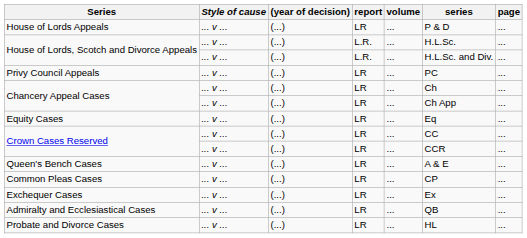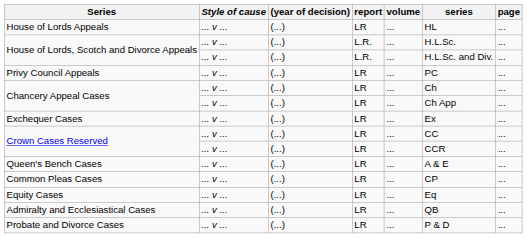(437, 27) P & D -> (431, 27) HL
rows swapped: (35, 118) <-> (44, 194)
(431, 225) HL -> (437, 225) P & D
